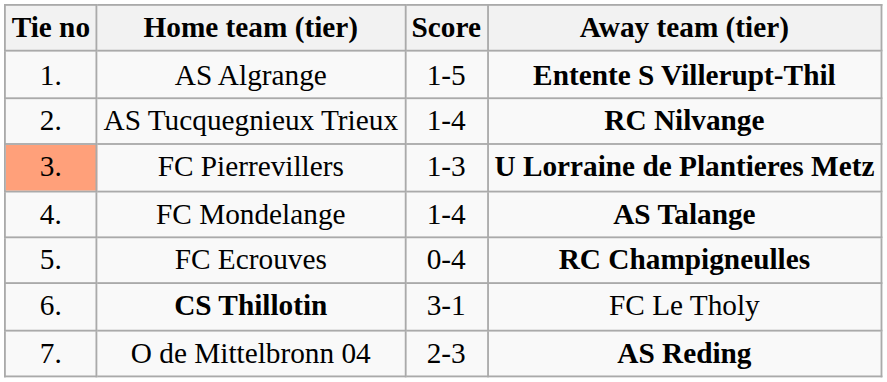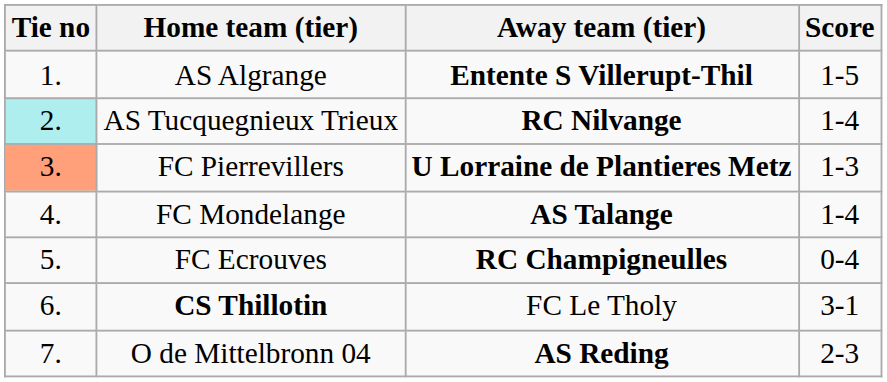columns swapped: (446, 27) <-> (684, 27)
(51, 120) no background -> (51, 120) paleturquoise background
